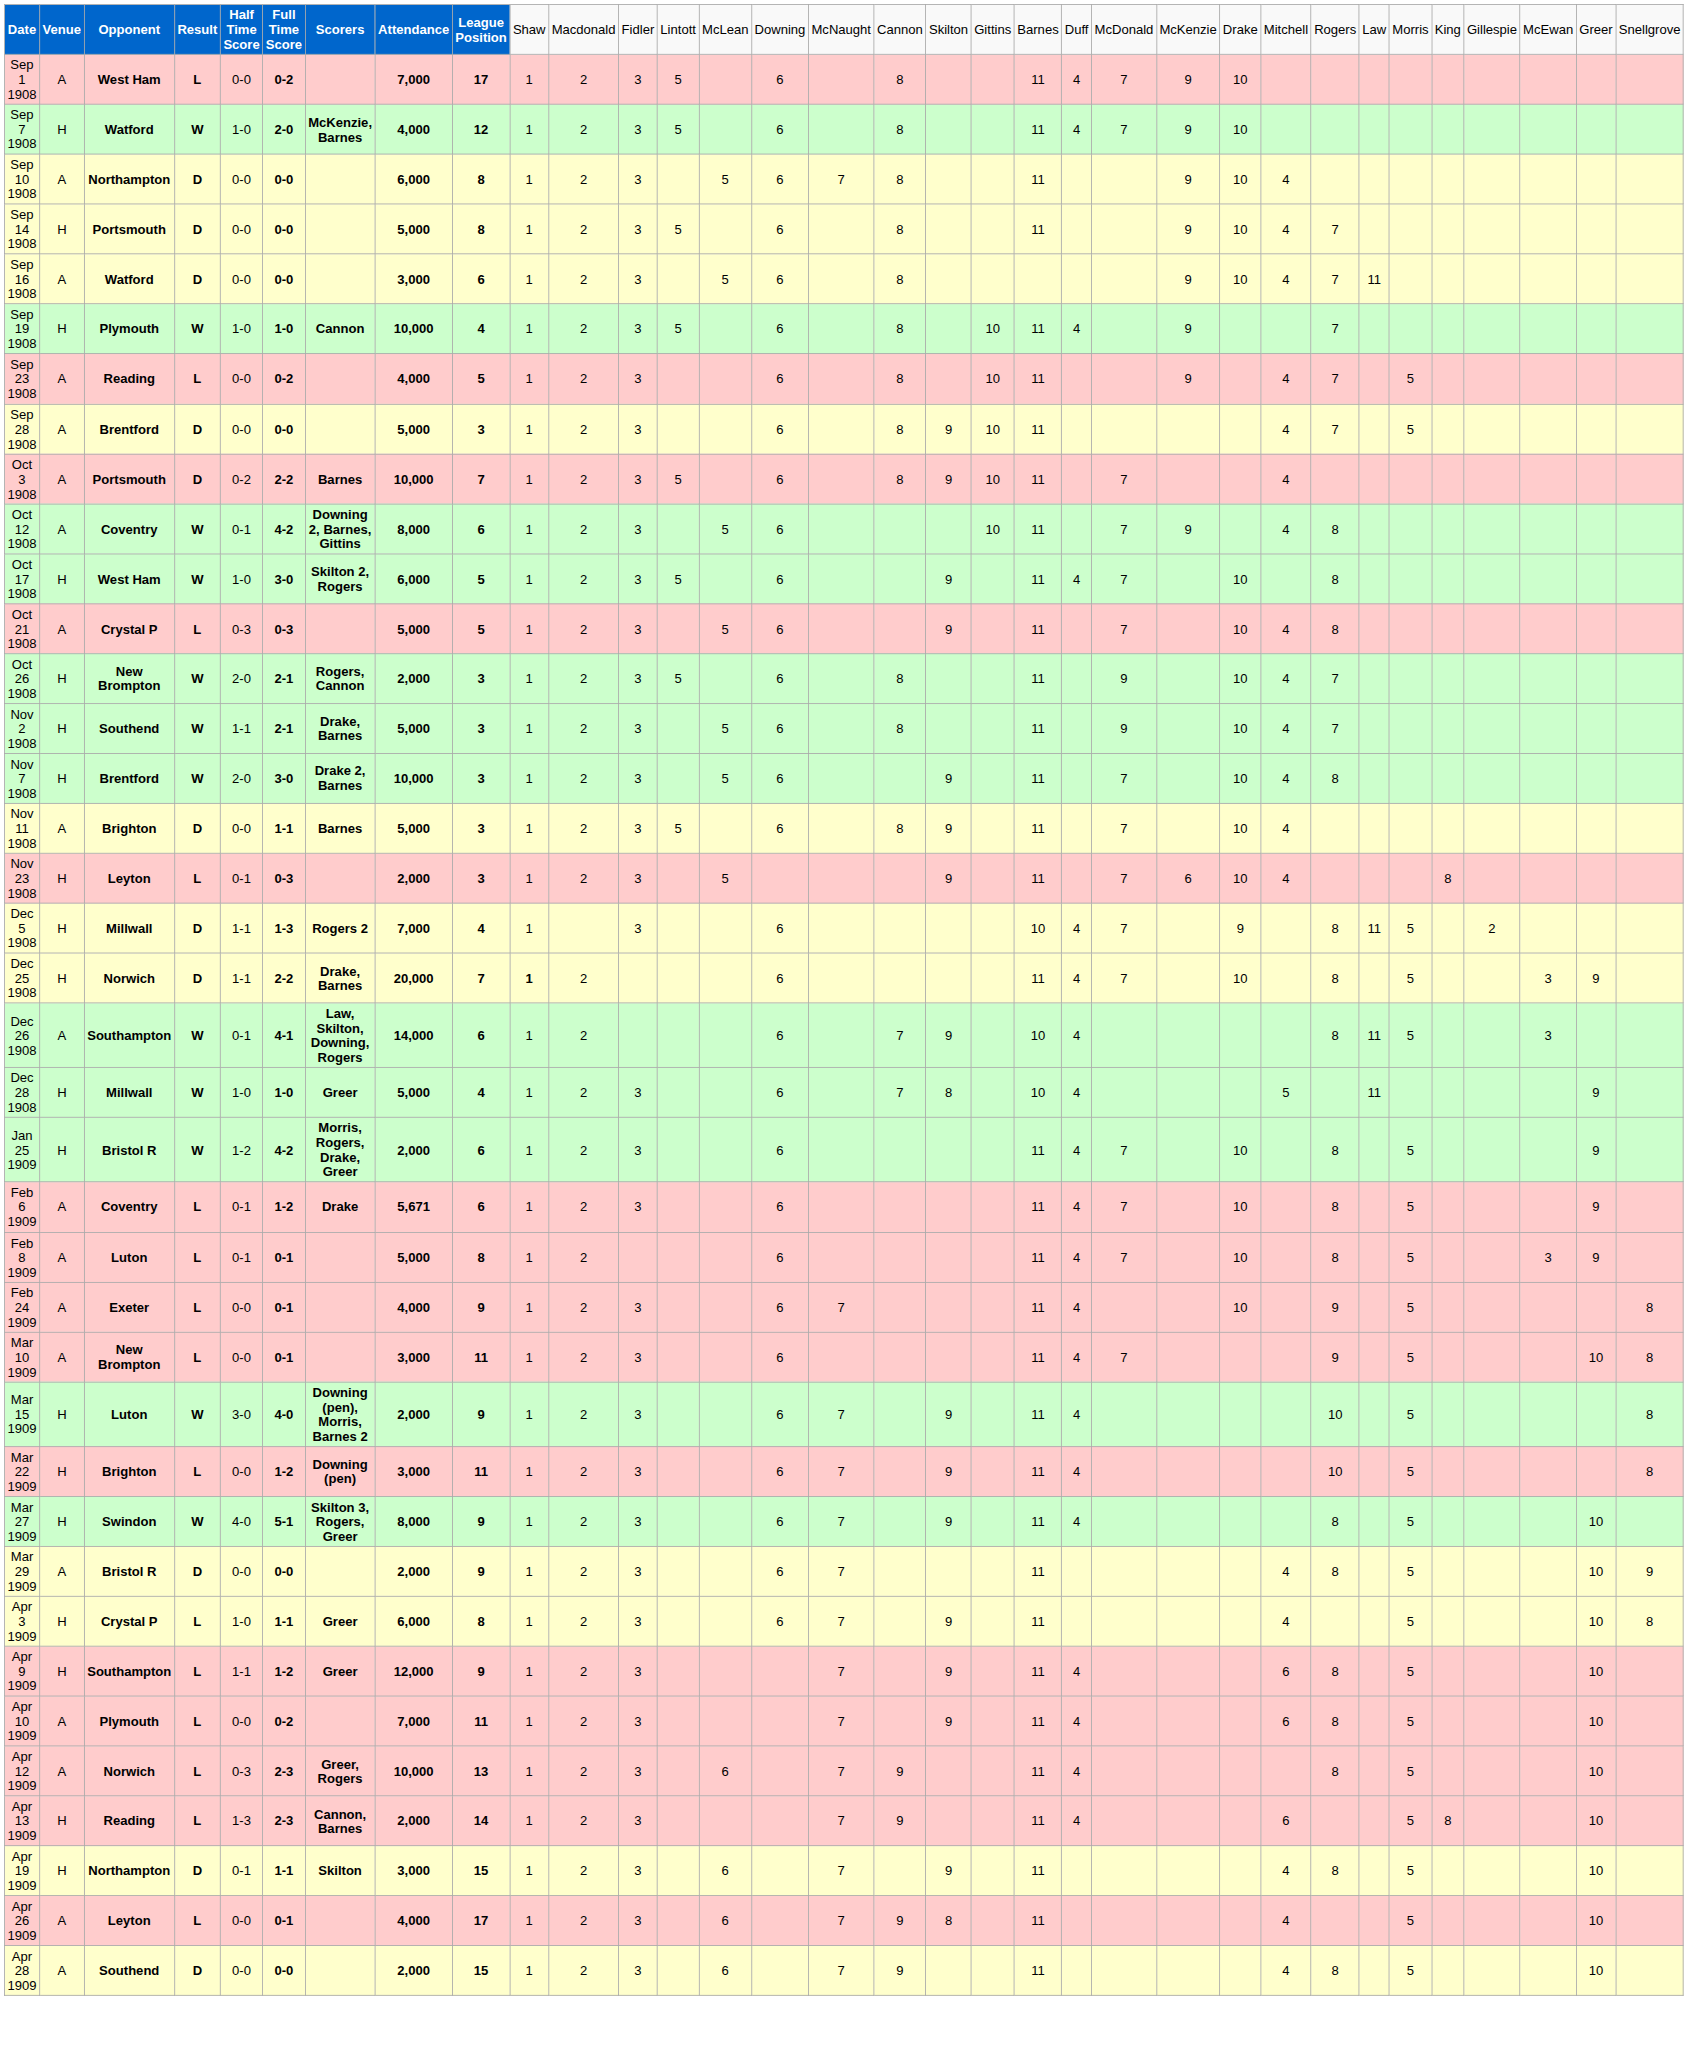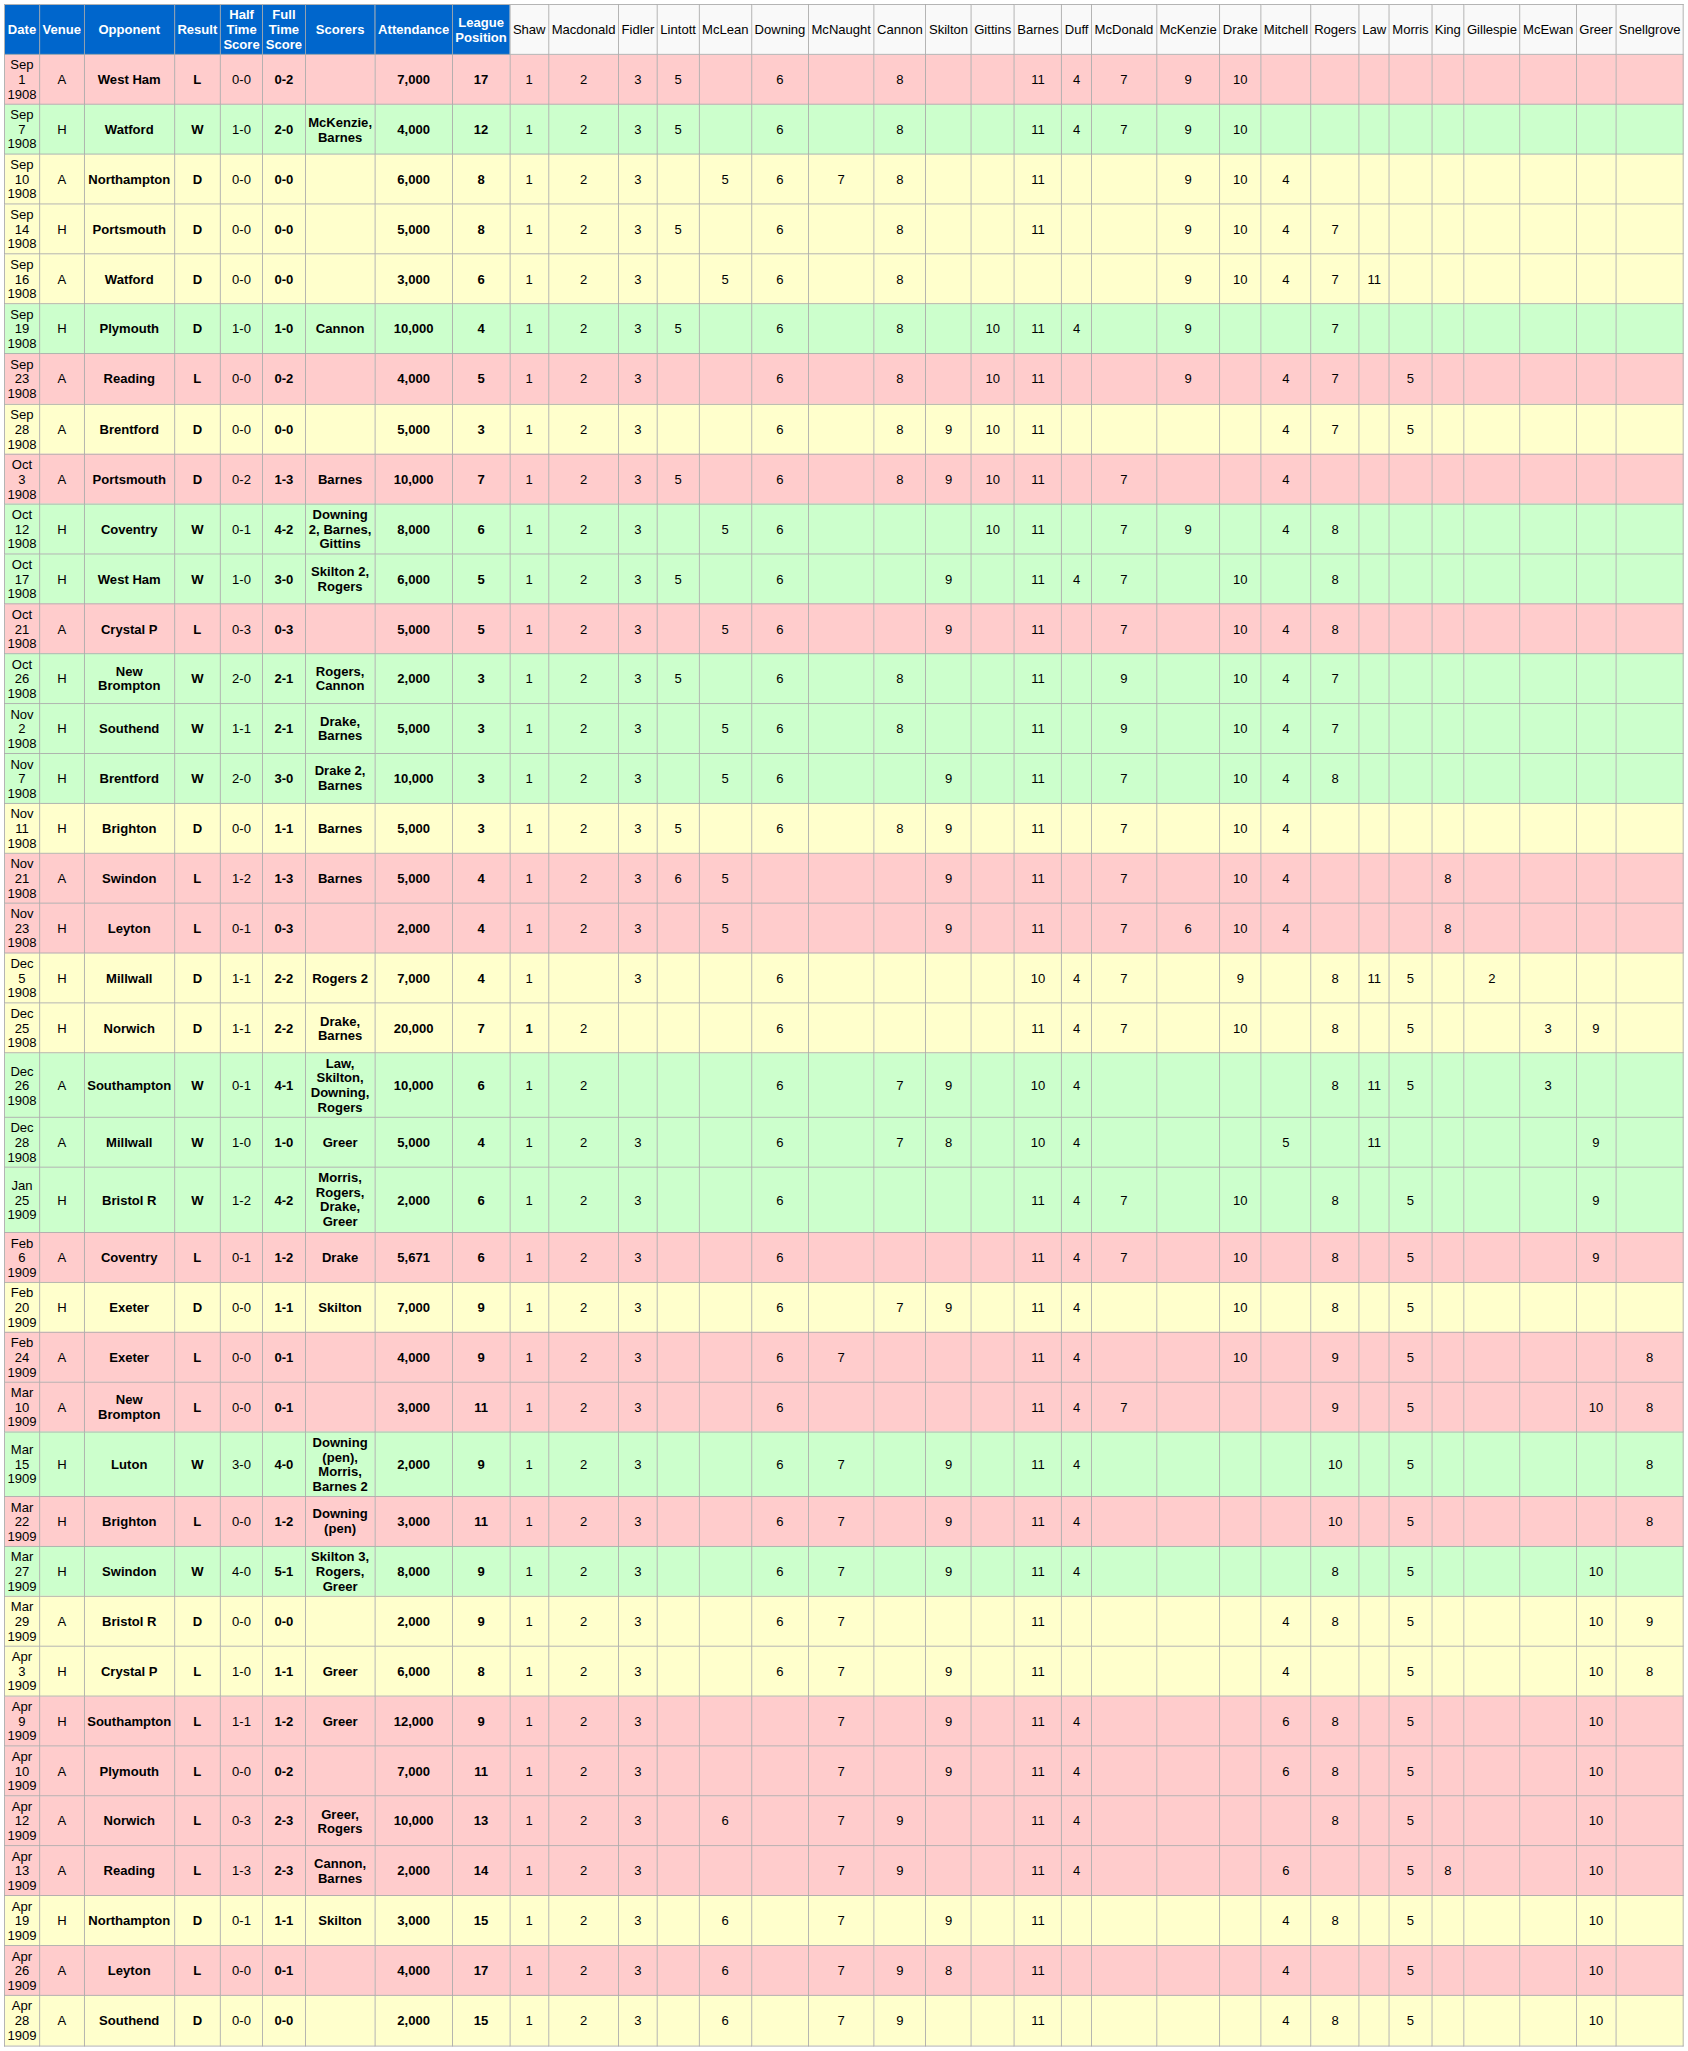(197, 329) W -> (197, 329) D
(284, 479) 2-2 -> (284, 479) 1-3
(62, 529) A -> (62, 529) H
(62, 829) A -> (62, 829) H
+ row: (22, 878)
(481, 878) 3 -> (481, 928) 4
(284, 928) 1-3 -> (284, 978) 2-2
(414, 1036) 14,000 -> (414, 1086) 10,000
(62, 1093) H -> (62, 1143) A
- row: (22, 1257)
+ row: (22, 1307)
(62, 1821) H -> (62, 1871) A
